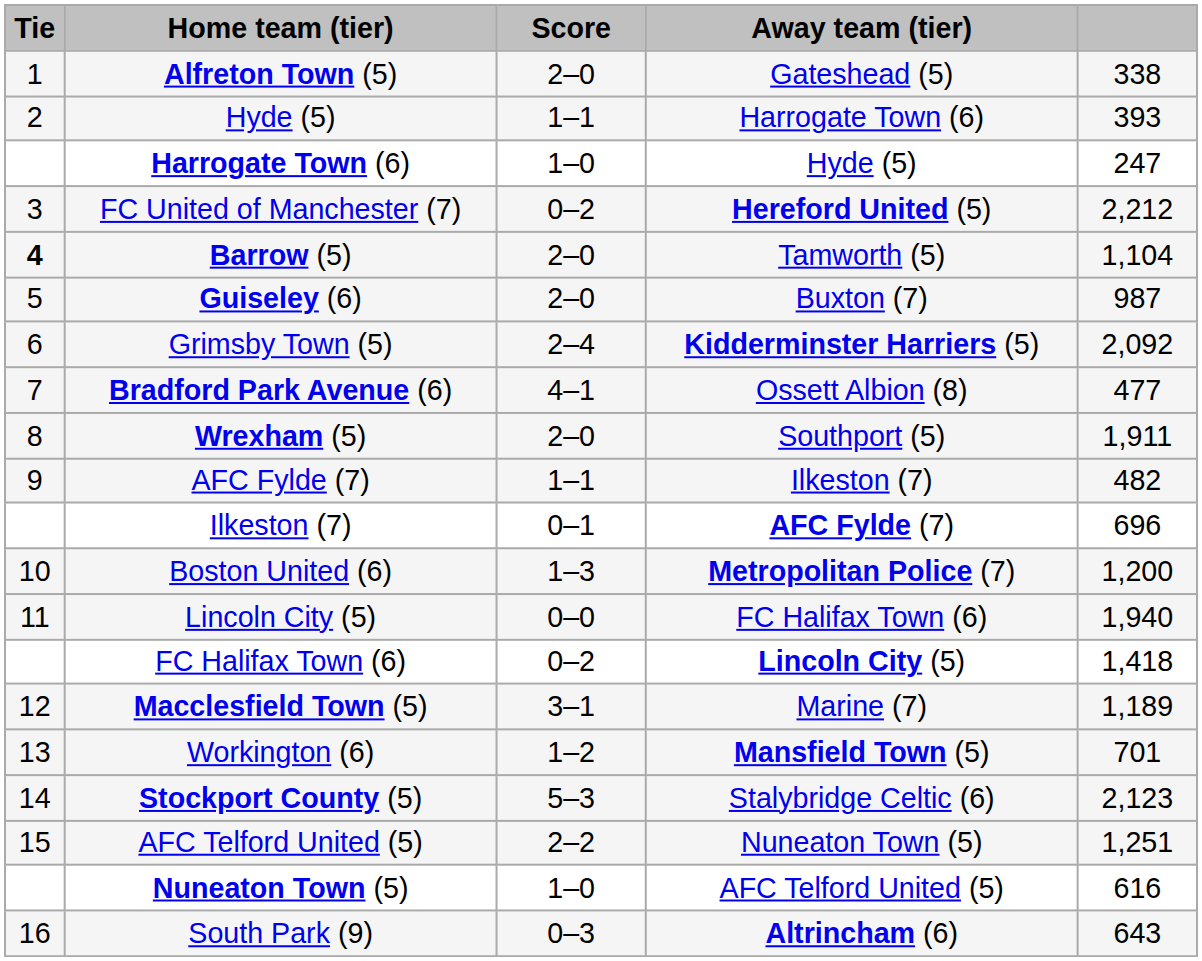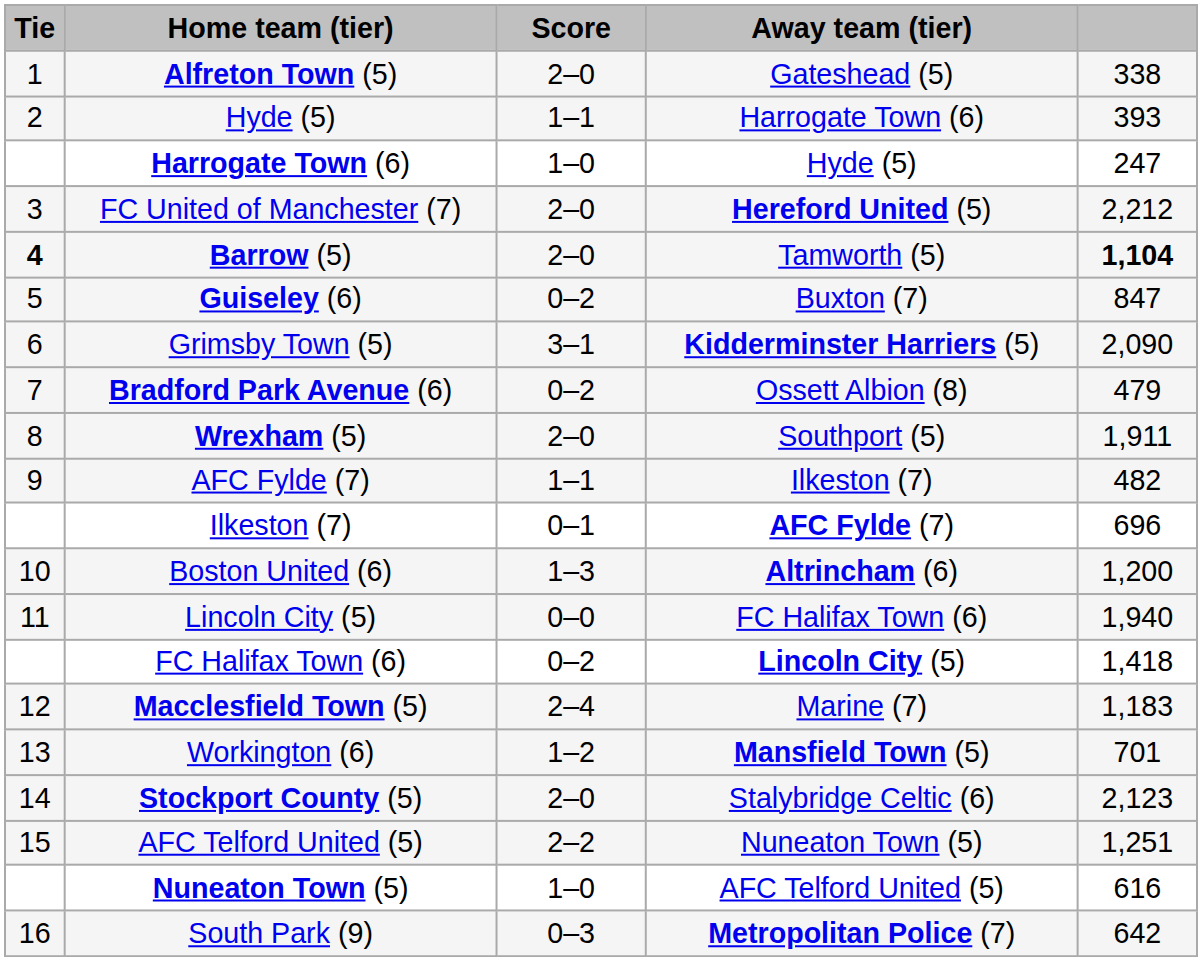(571, 209) 0–2 -> (571, 209) 2–0
(1137, 254) normal -> (1137, 254) bold
(571, 300) 2–0 -> (571, 300) 0–2
(1137, 300) 987 -> (1137, 300) 847
(571, 345) 2–4 -> (571, 345) 3–1
(1137, 345) 2,092 -> (1137, 345) 2,090
(571, 390) 4–1 -> (571, 390) 0–2
(1137, 390) 477 -> (1137, 390) 479
(862, 571) Metropolitan Police (7) -> (862, 571) Altrincham (6)
(571, 707) 3–1 -> (571, 707) 2–4
(1137, 707) 1,189 -> (1137, 707) 1,183
(571, 798) 5–3 -> (571, 798) 2–0
(862, 933) Altrincham (6) -> (862, 933) Metropolitan Police (7)
(1137, 933) 643 -> (1137, 933) 642
